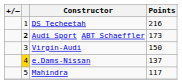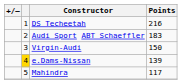(26, 36) bold -> (26, 36) normal
(155, 36) 173 -> (155, 36) 183
(155, 61) 137 -> (155, 61) 139
